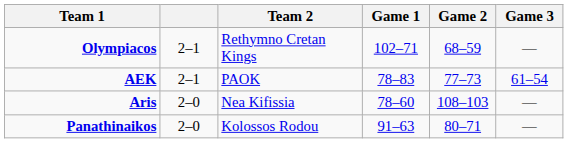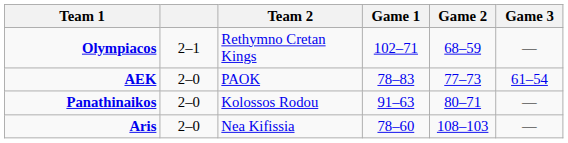(189, 79) 2–1 -> (189, 79) 2–0
rows swapped: (111, 126) <-> (143, 102)
